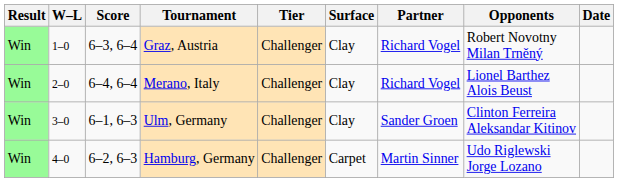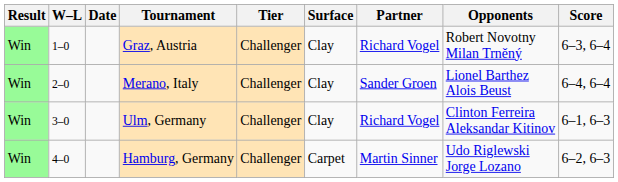columns swapped: (596, 15) <-> (113, 15)
(420, 83) Richard Vogel -> (398, 83) Sander Groen
(419, 120) Sander Groen -> (400, 120) Richard Vogel
